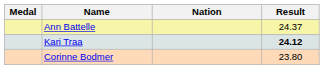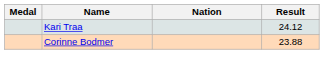- row: (70, 27)
(291, 42) bold -> (291, 27) normal
(291, 57) 23.80 -> (291, 42) 23.88
